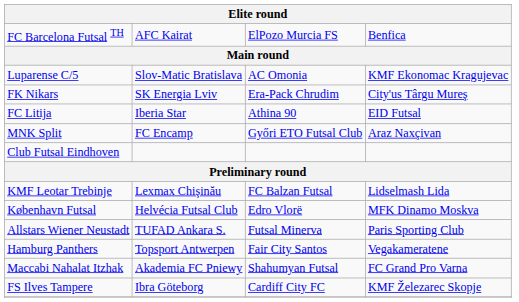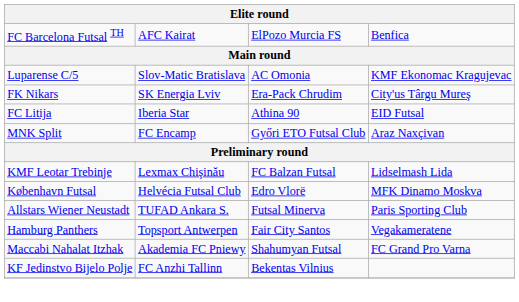- row: (63, 152)
- row: (50, 287)
+ row: (70, 268)
